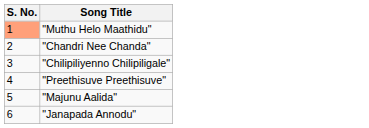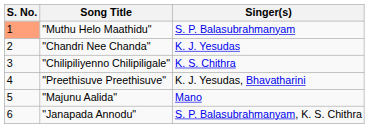+ column: (268, 13)
